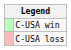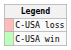rows swapped: (37, 25) <-> (40, 38)
